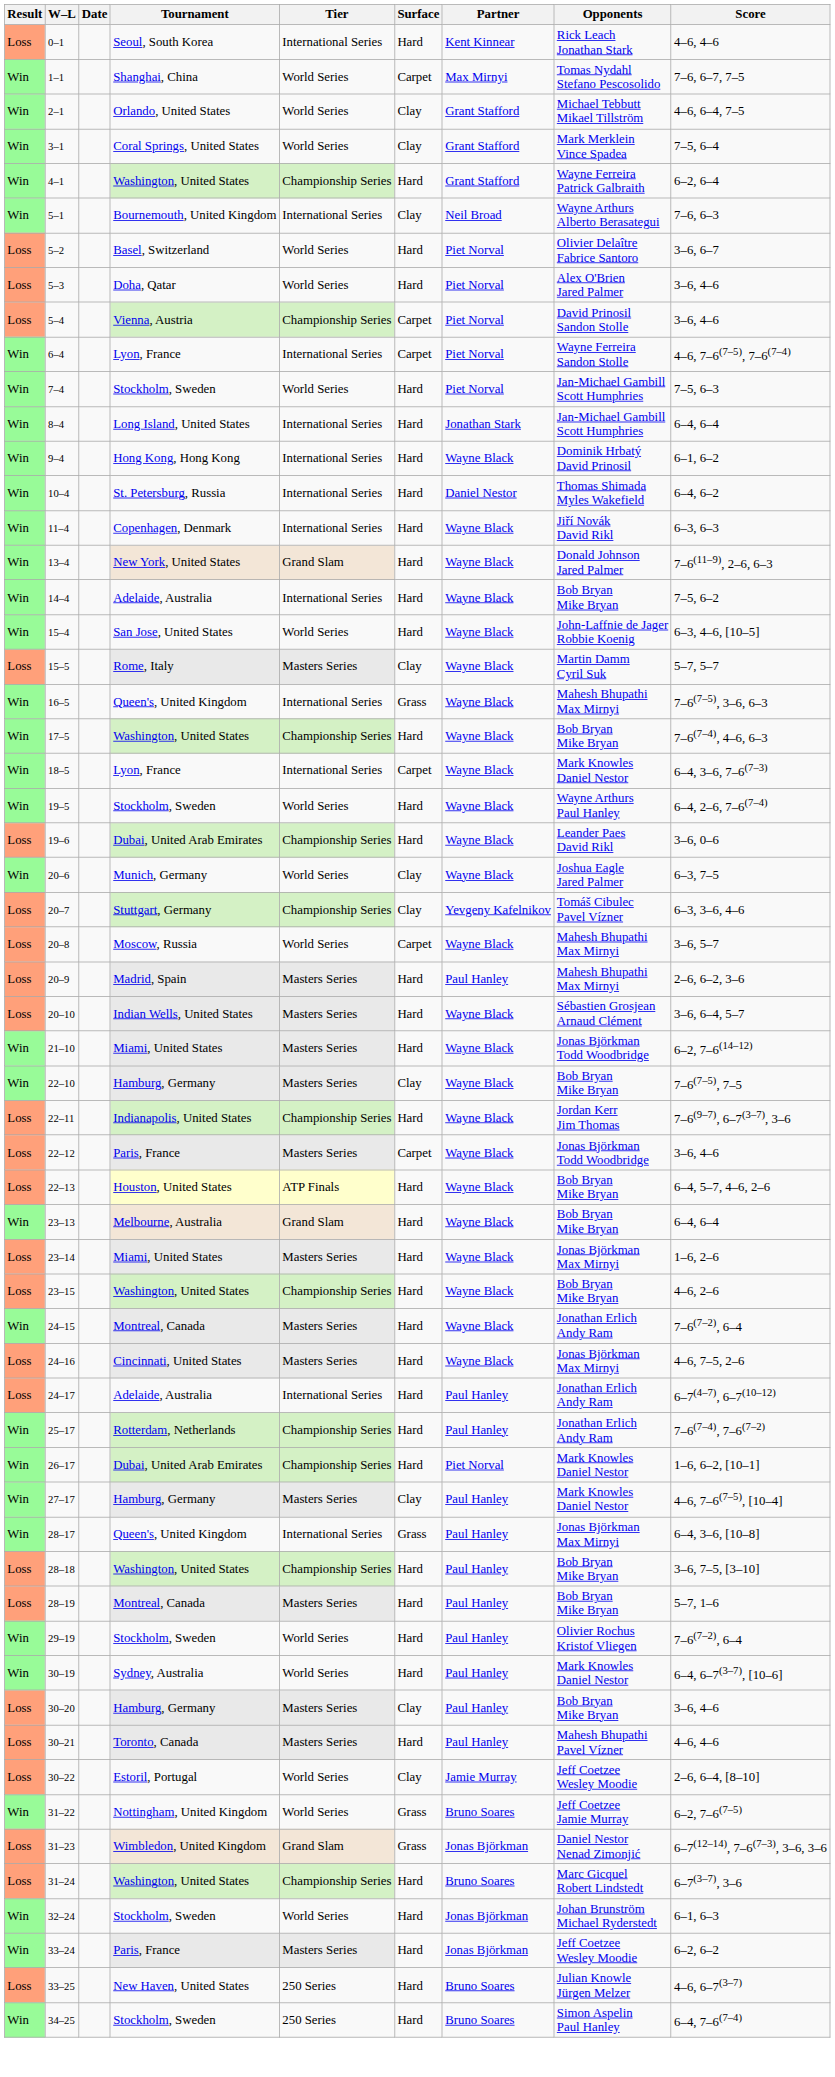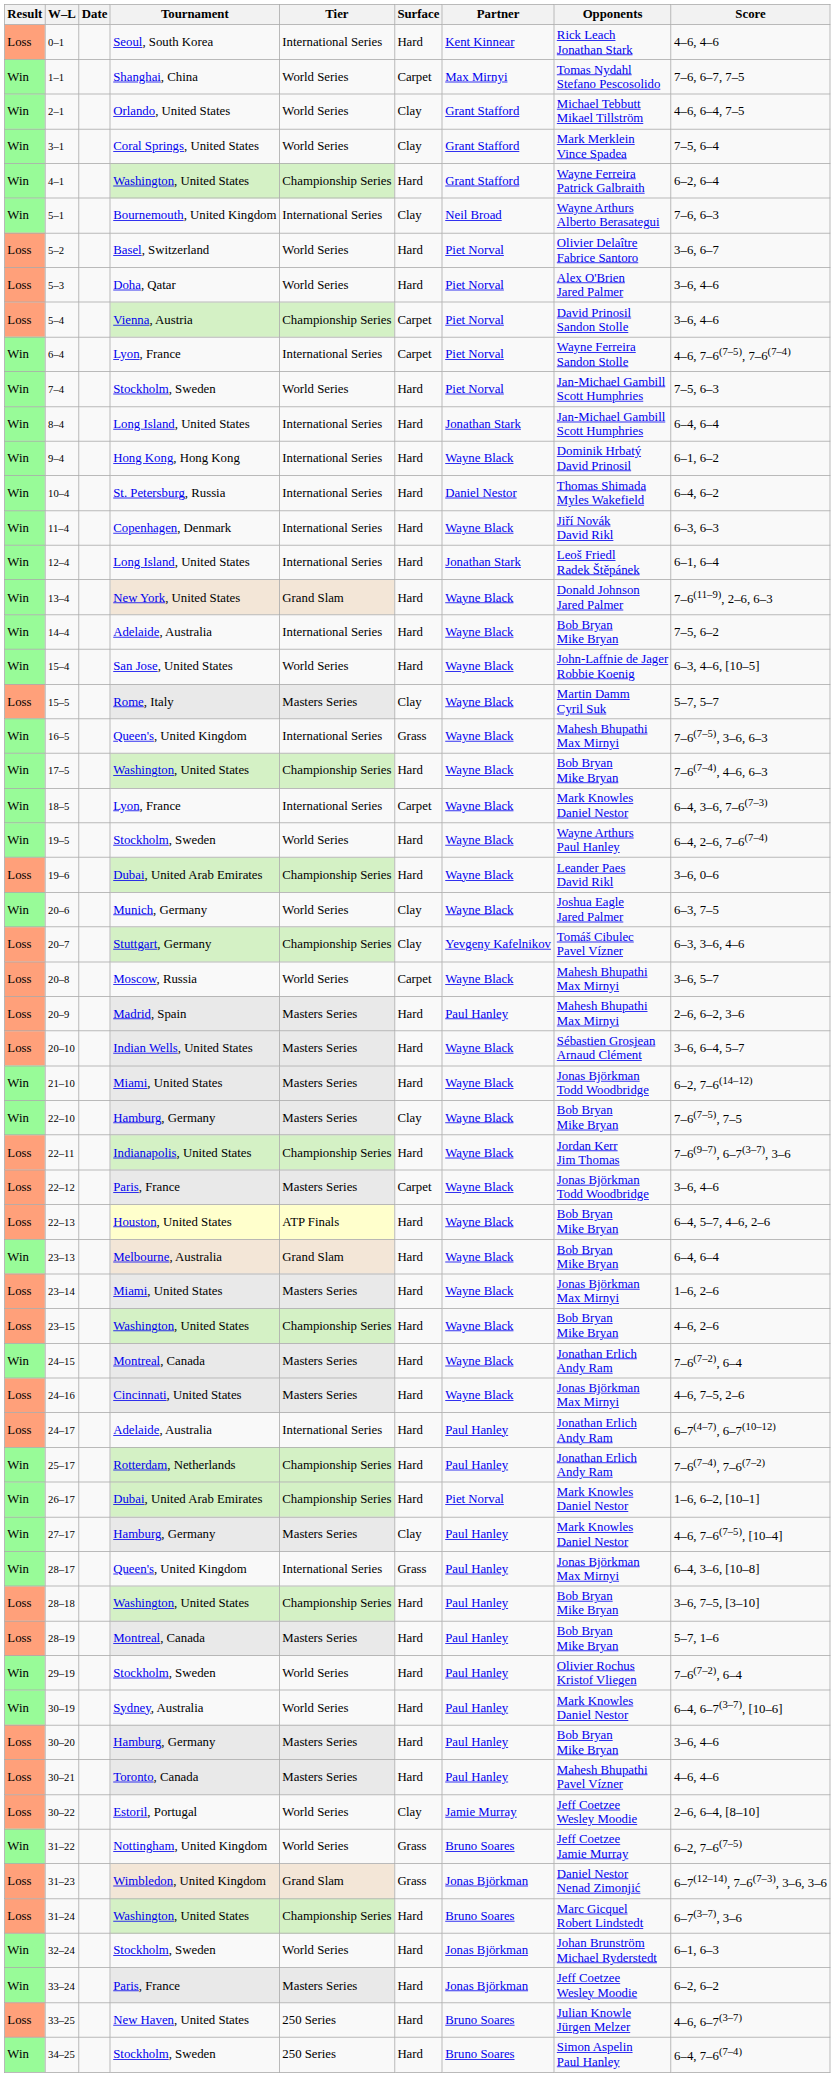+ row: (59, 563)
(409, 1707) Clay -> (410, 1742) Hard
